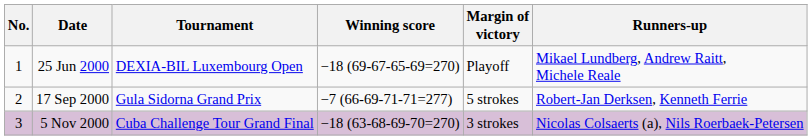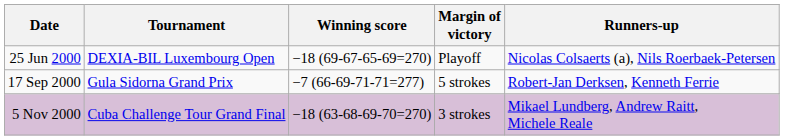- column: (19, 25)
(631, 66) Mikael Lundberg, Andrew Raitt, Michele Reale -> (642, 58) Nicolas Colsaerts (a), Nils Roerbaek-Petersen
(670, 123) Nicolas Colsaerts (a), Nils Roerbaek-Petersen -> (603, 114) Mikael Lundberg, Andrew Raitt, Michele Reale
